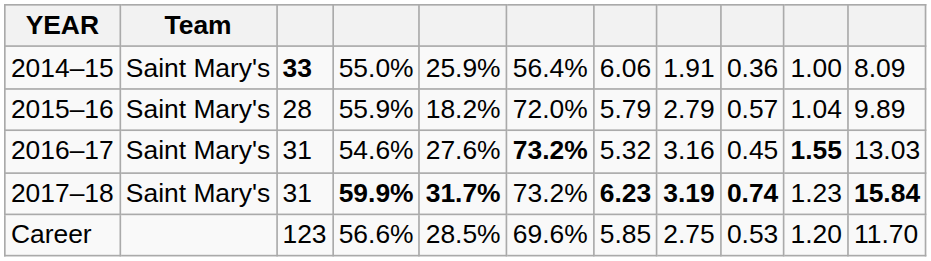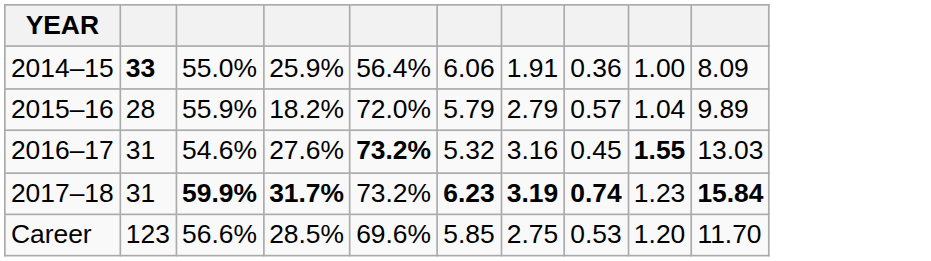- column: (198, 25)
